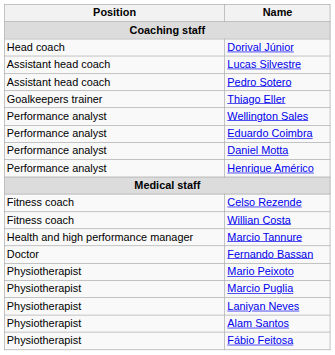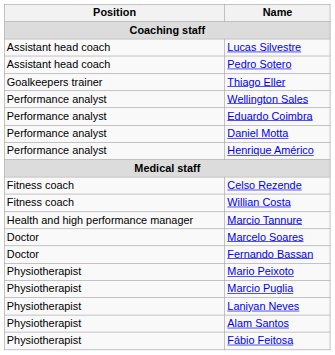- row: (261, 47)
+ row: (265, 237)
